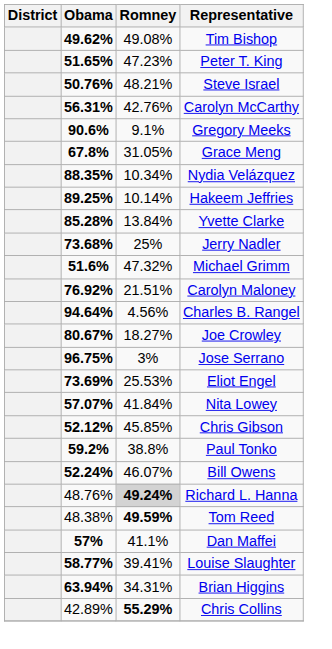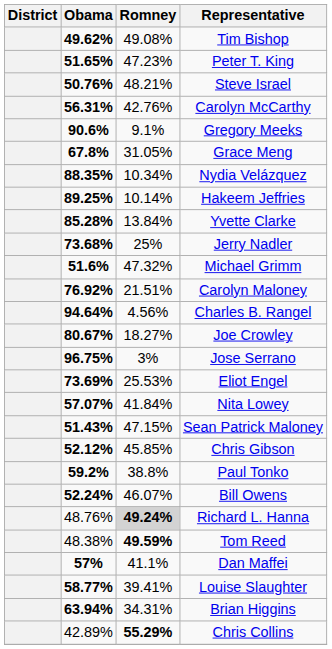+ row: (253, 426)
